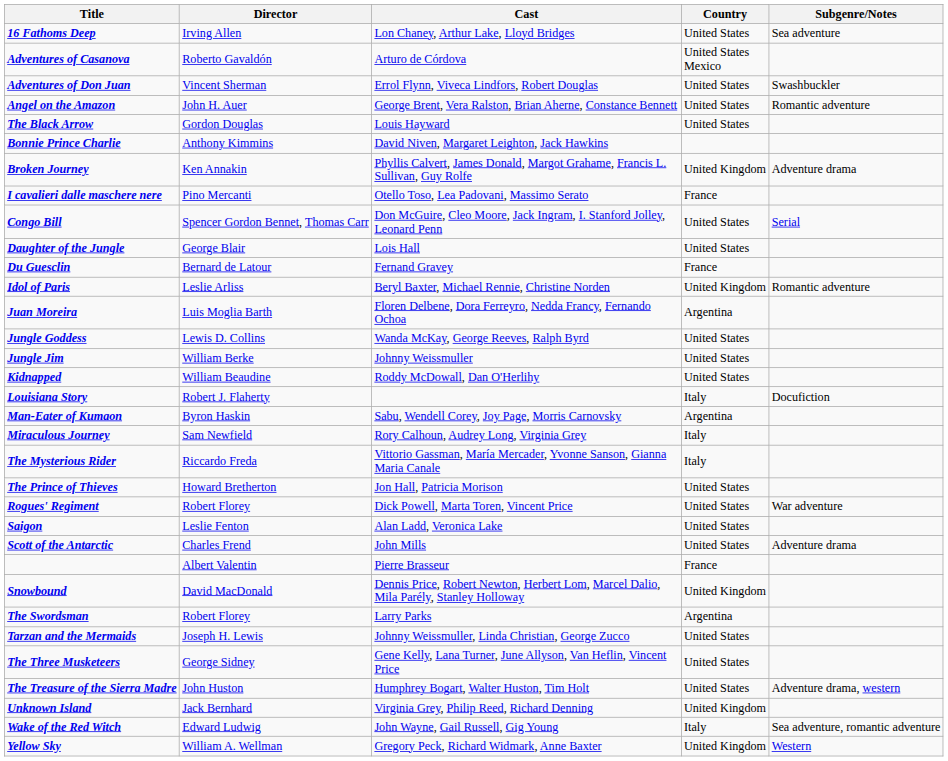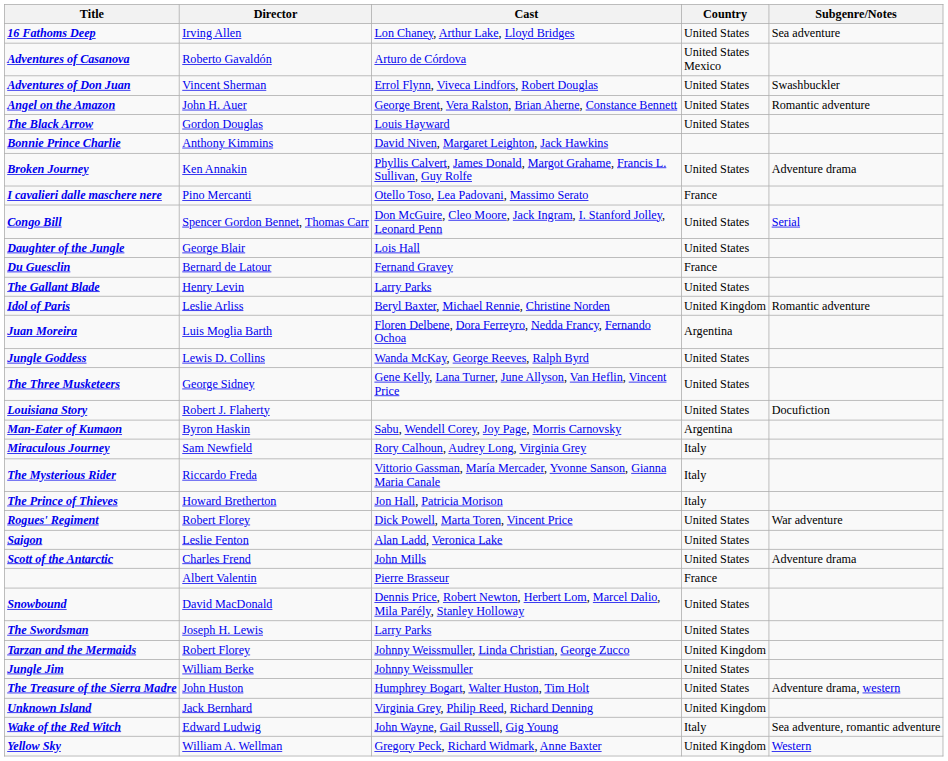(725, 169) United Kingdom -> (717, 169) United States
+ row: (53, 286)
rows swapped: (35, 358) <-> (64, 662)
- row: (34, 377)
(695, 396) Italy -> (717, 410) United States
(717, 487) United States -> (695, 501) Italy
(725, 590) United Kingdom -> (717, 604) United States
(216, 616) Robert Florey -> (223, 630) Joseph H. Lewis
(708, 616) Argentina -> (717, 630) United States
(223, 636) Joseph H. Lewis -> (216, 649) Robert Florey
(717, 636) United States -> (725, 649) United Kingdom
